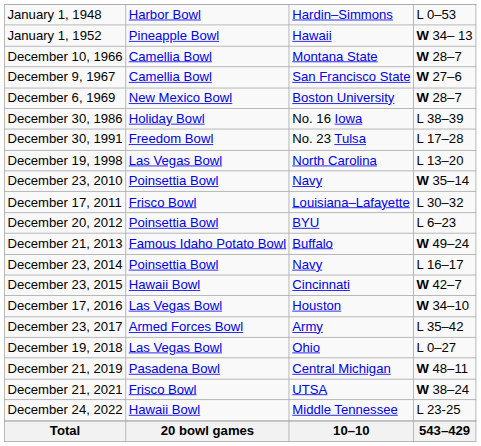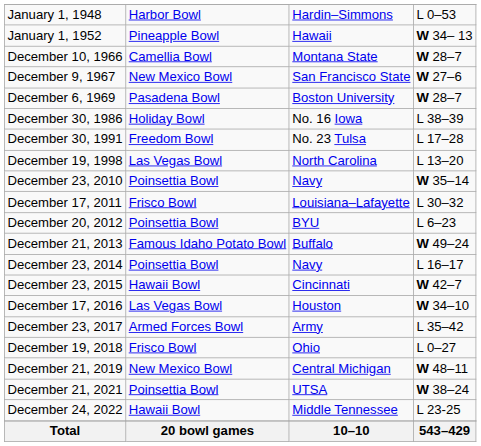(170, 77) Camellia Bowl -> (180, 77) New Mexico Bowl
(180, 98) New Mexico Bowl -> (174, 98) Pasadena Bowl
(175, 347) Las Vegas Bowl -> (163, 347) Frisco Bowl
(174, 368) Pasadena Bowl -> (180, 368) New Mexico Bowl
(163, 389) Frisco Bowl -> (174, 389) Poinsettia Bowl
